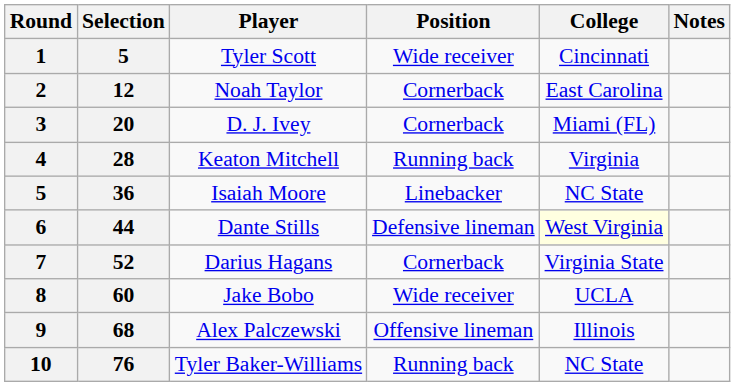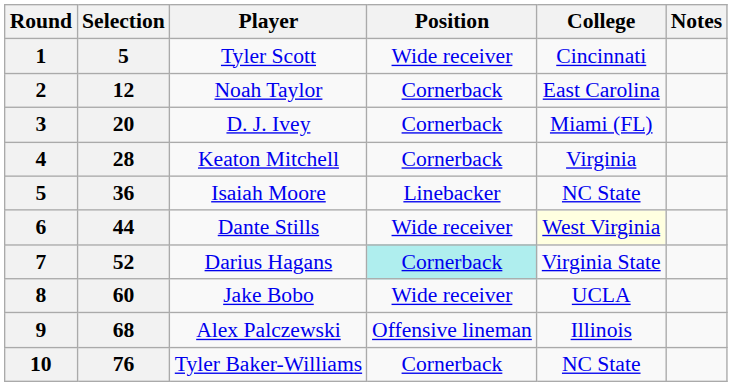(453, 158) Running back -> (452, 158) Cornerback
(453, 227) Defensive lineman -> (452, 227) Wide receiver
(453, 261) no background -> (452, 261) paleturquoise background
(453, 364) Running back -> (452, 364) Cornerback
